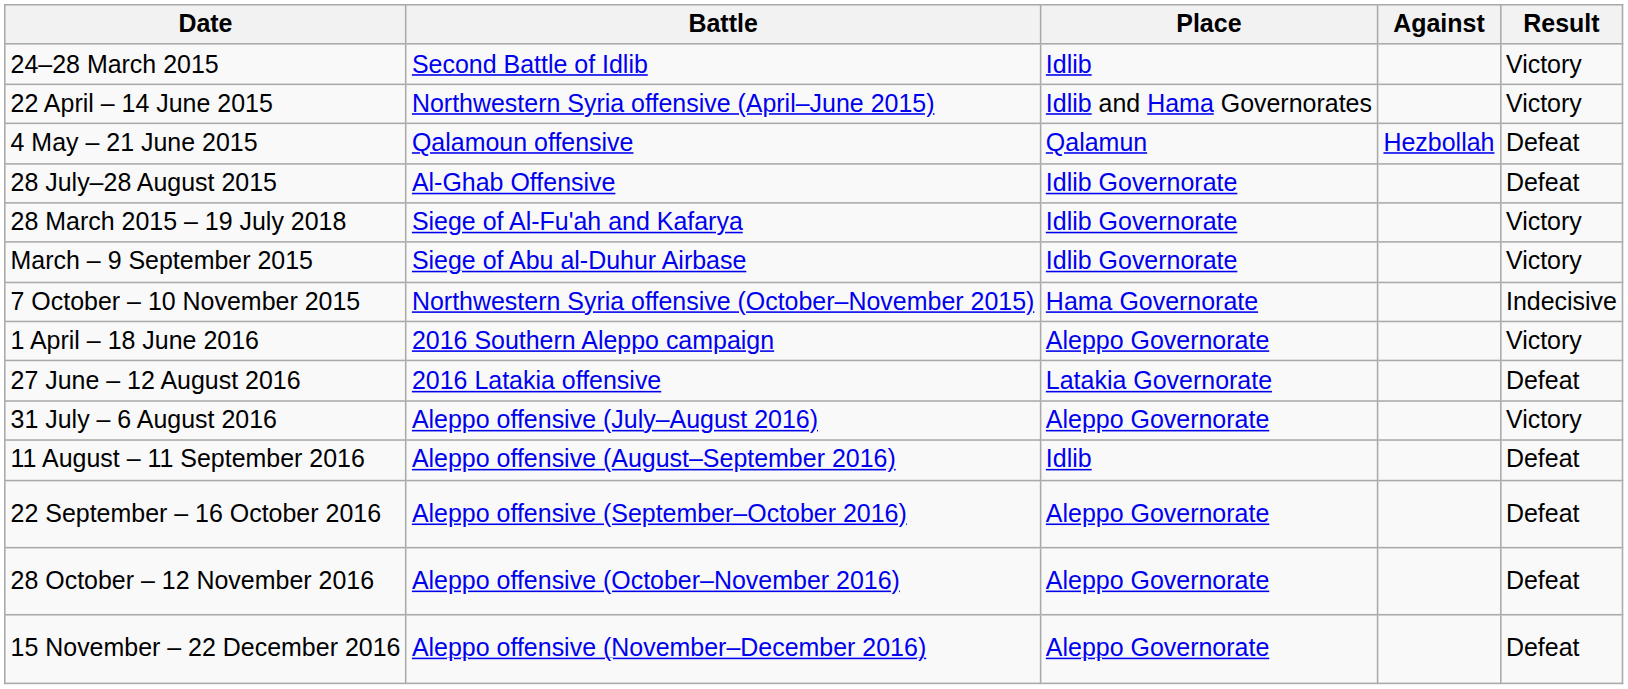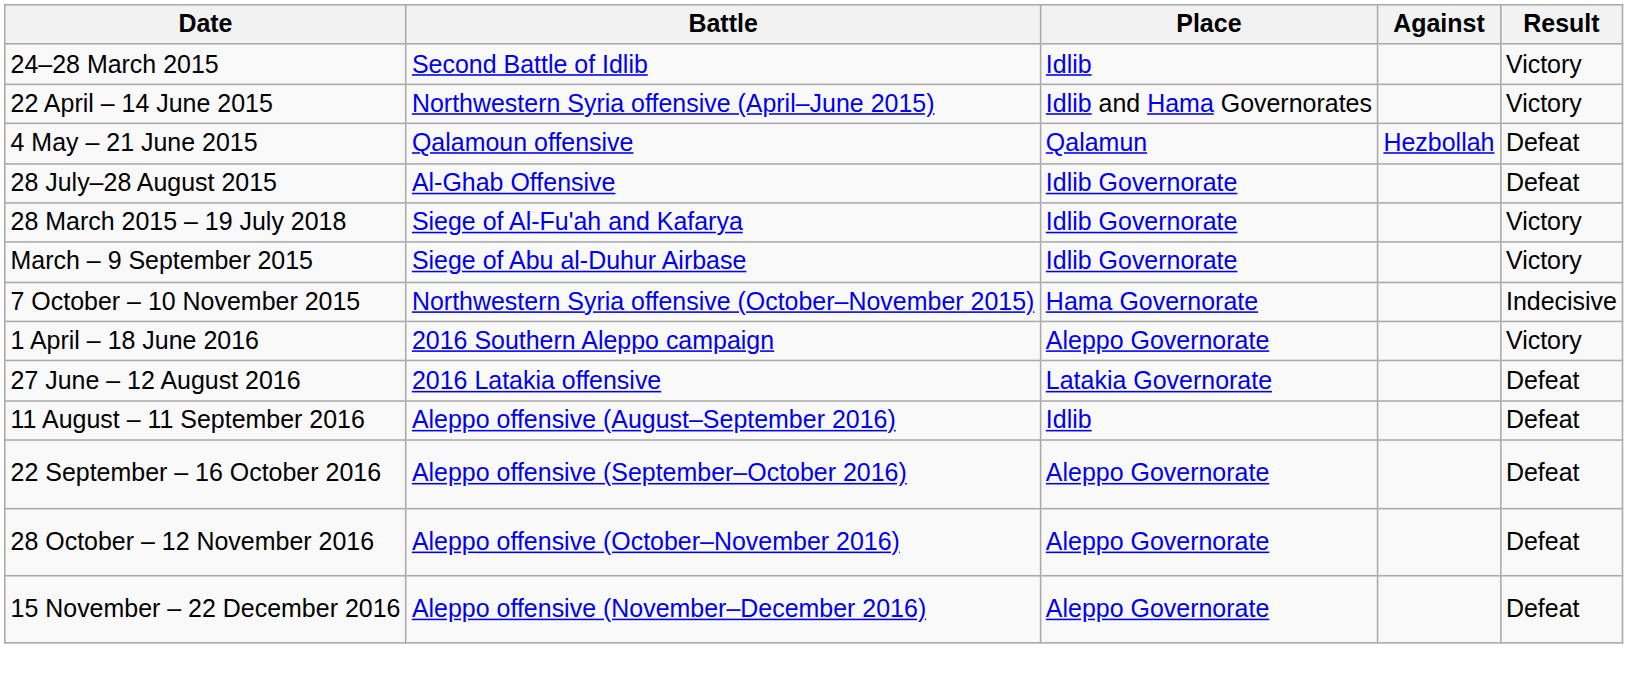- row: (144, 420)
